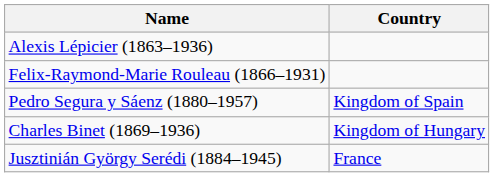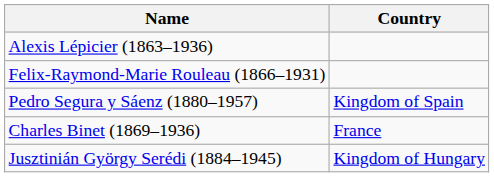(409, 130) Kingdom of Hungary -> (357, 130) France
(357, 158) France -> (409, 158) Kingdom of Hungary
